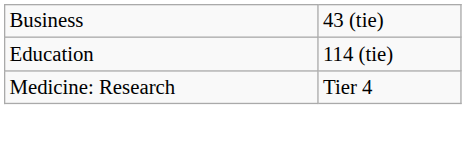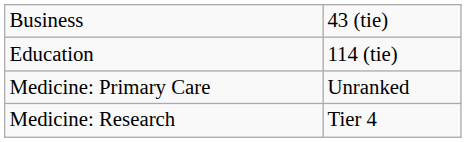+ row: (110, 86)
